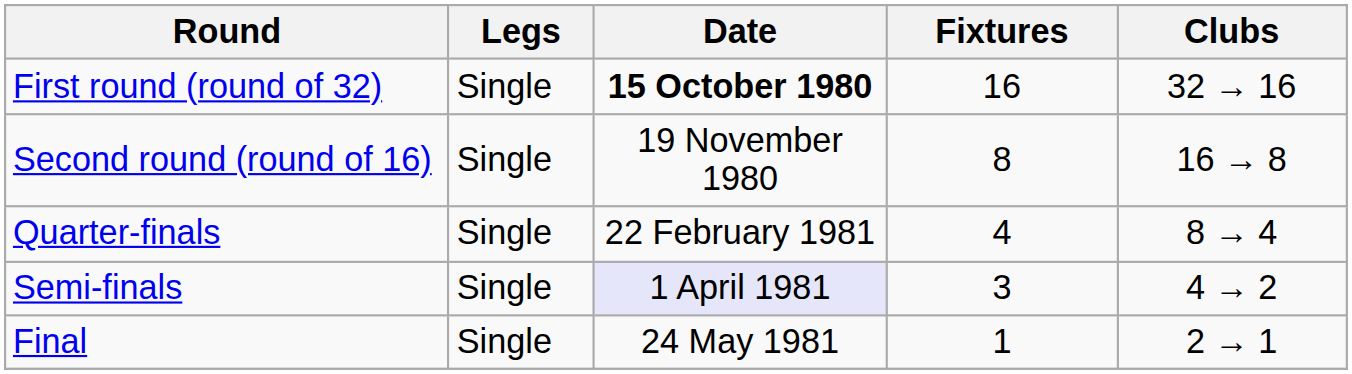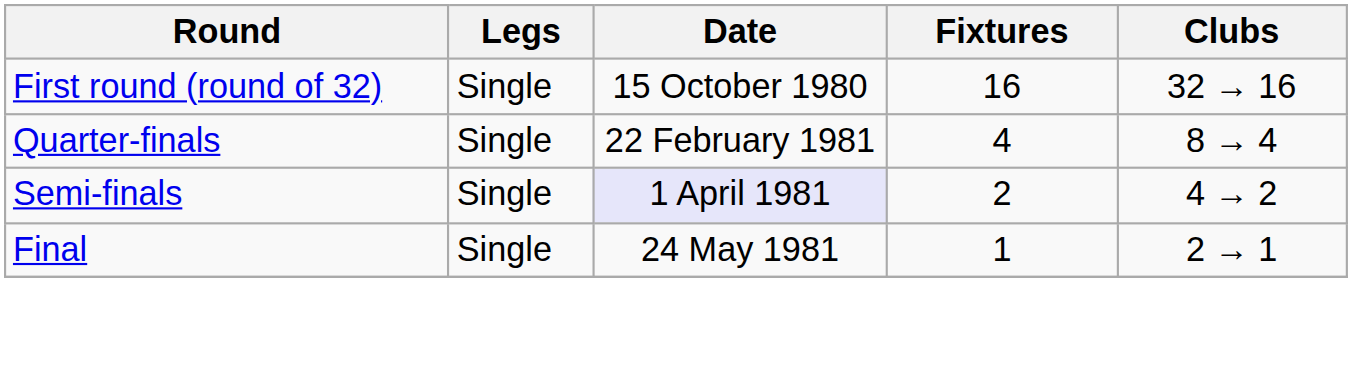(740, 85) bold -> (740, 85) normal
- row: (222, 159)
(1002, 287) 3 -> (1002, 194) 2
